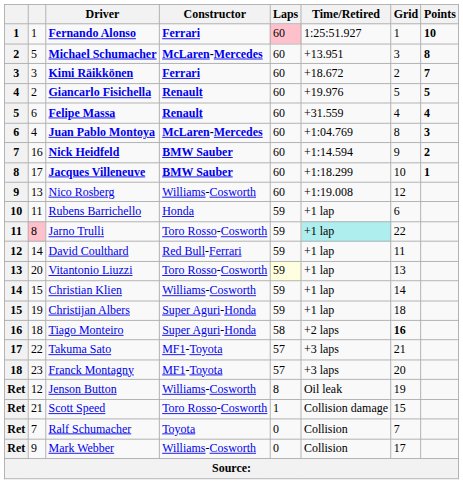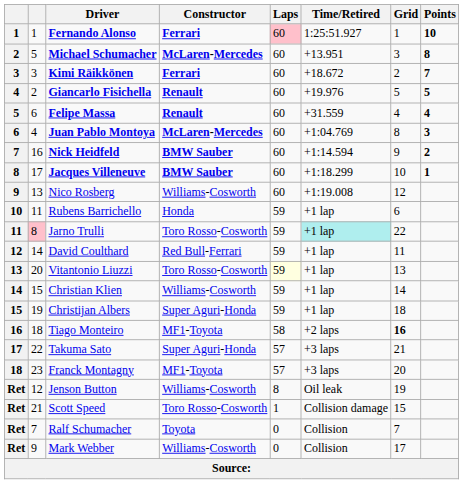(209, 329) Super Aguri-Honda -> (192, 329) MF1-Toyota
(192, 349) MF1-Toyota -> (209, 349) Super Aguri-Honda
